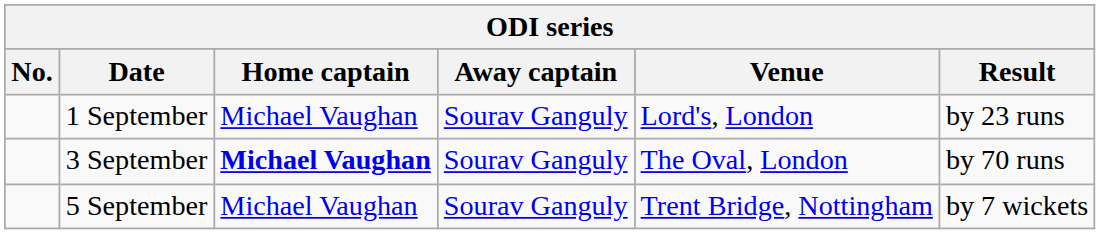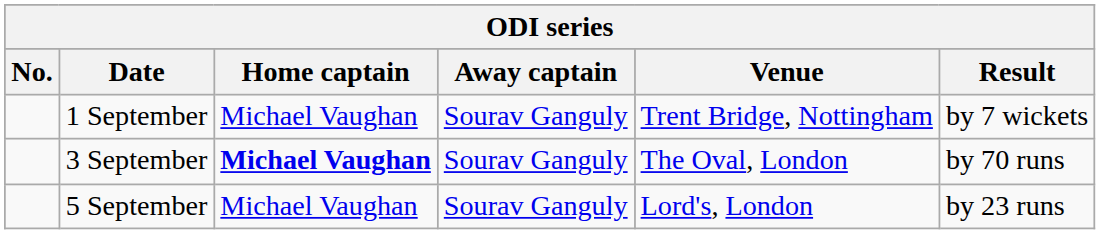(727, 116) Lord's, London -> (787, 116) Trent Bridge, Nottingham
(1005, 116) by 23 runs -> (1017, 116) by 7 wickets
(787, 205) Trent Bridge, Nottingham -> (727, 205) Lord's, London
(1017, 205) by 7 wickets -> (1005, 205) by 23 runs
